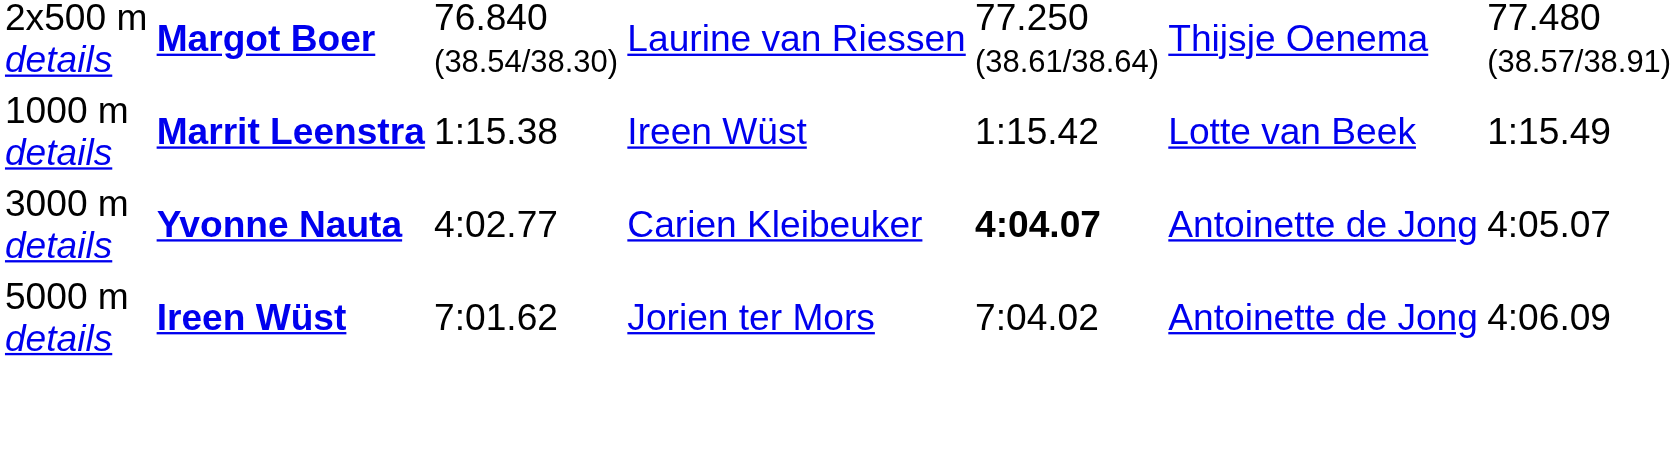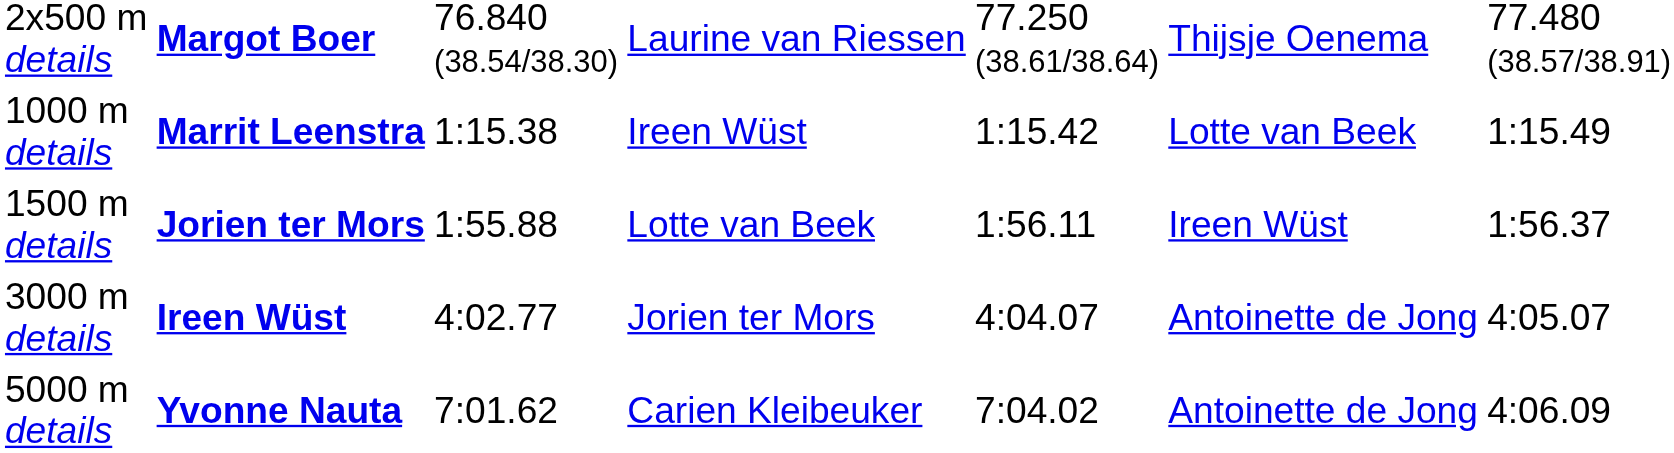+ row: (67, 224)
(279, 224) Yvonne Nauta -> (252, 317) Ireen Wüst
(775, 224) Carien Kleibeuker -> (751, 317) Jorien ter Mors
(1038, 224) bold -> (1037, 317) normal
(252, 317) Ireen Wüst -> (279, 410) Yvonne Nauta
(751, 317) Jorien ter Mors -> (775, 410) Carien Kleibeuker
